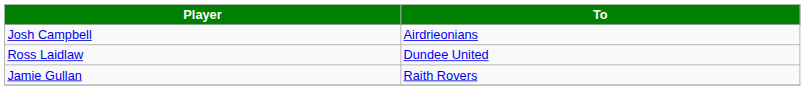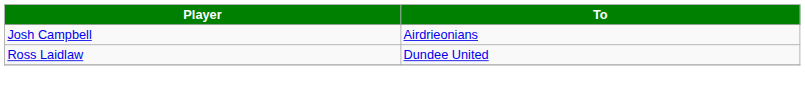- row: (45, 75)
